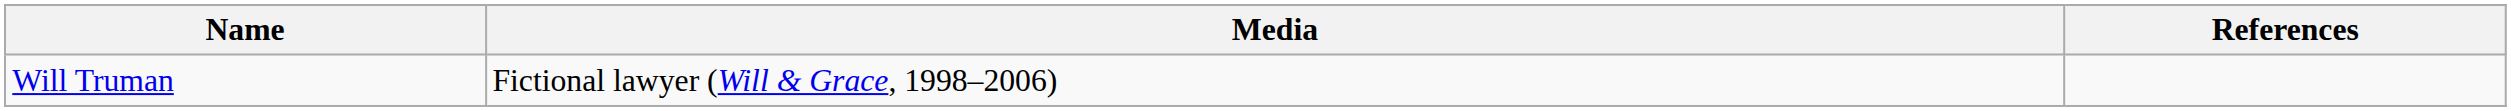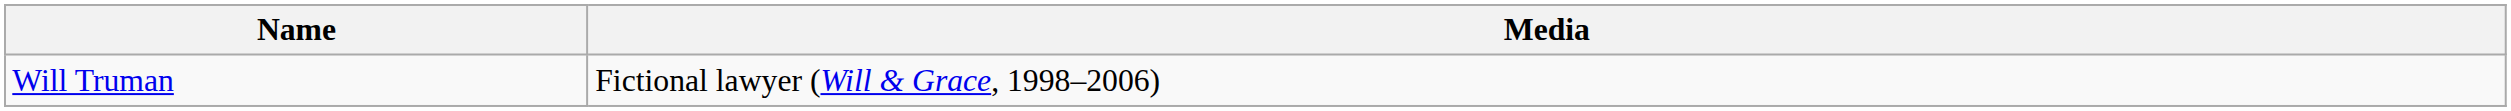- column: (2285, 29)
